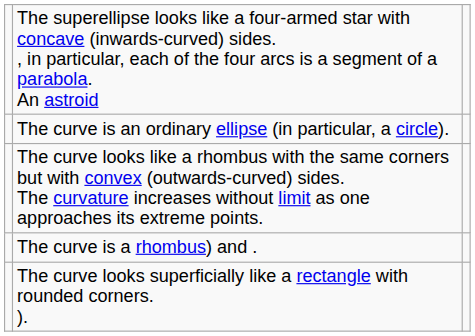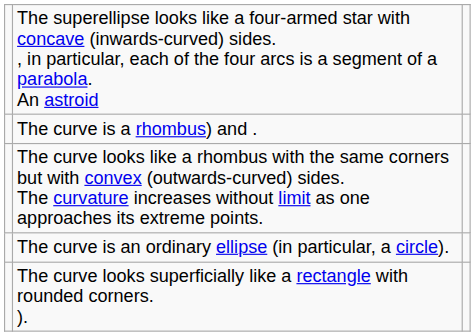rows swapped: (137, 247) <-> (233, 128)
